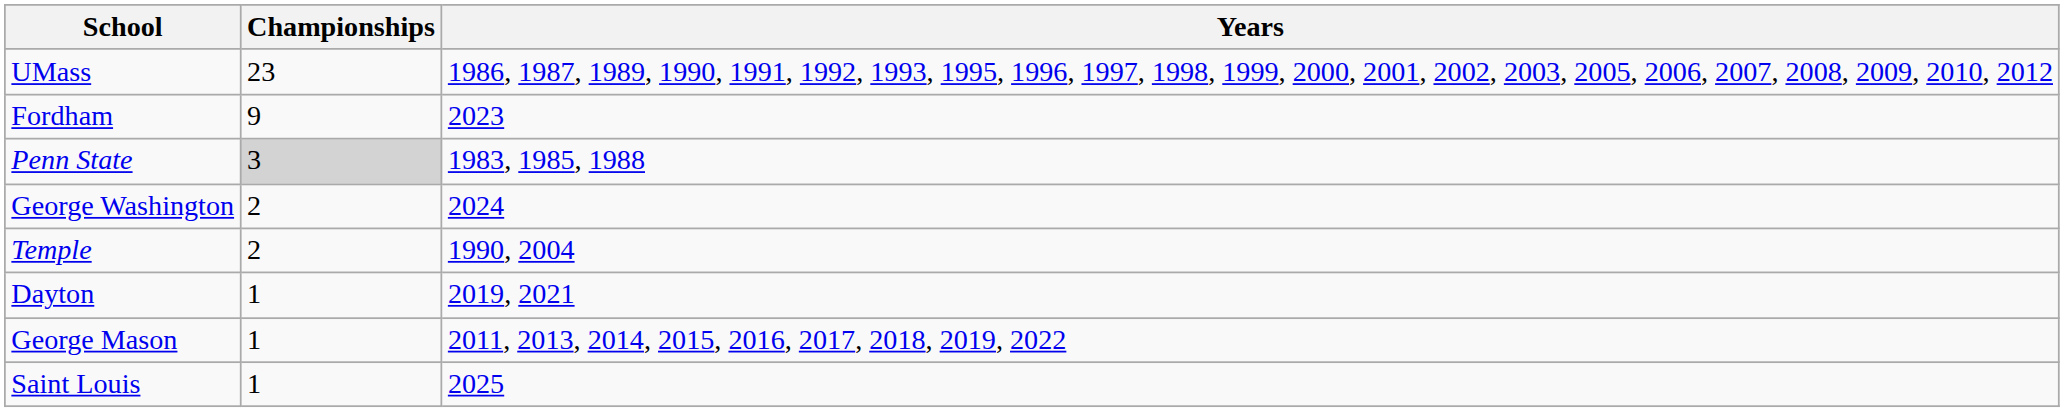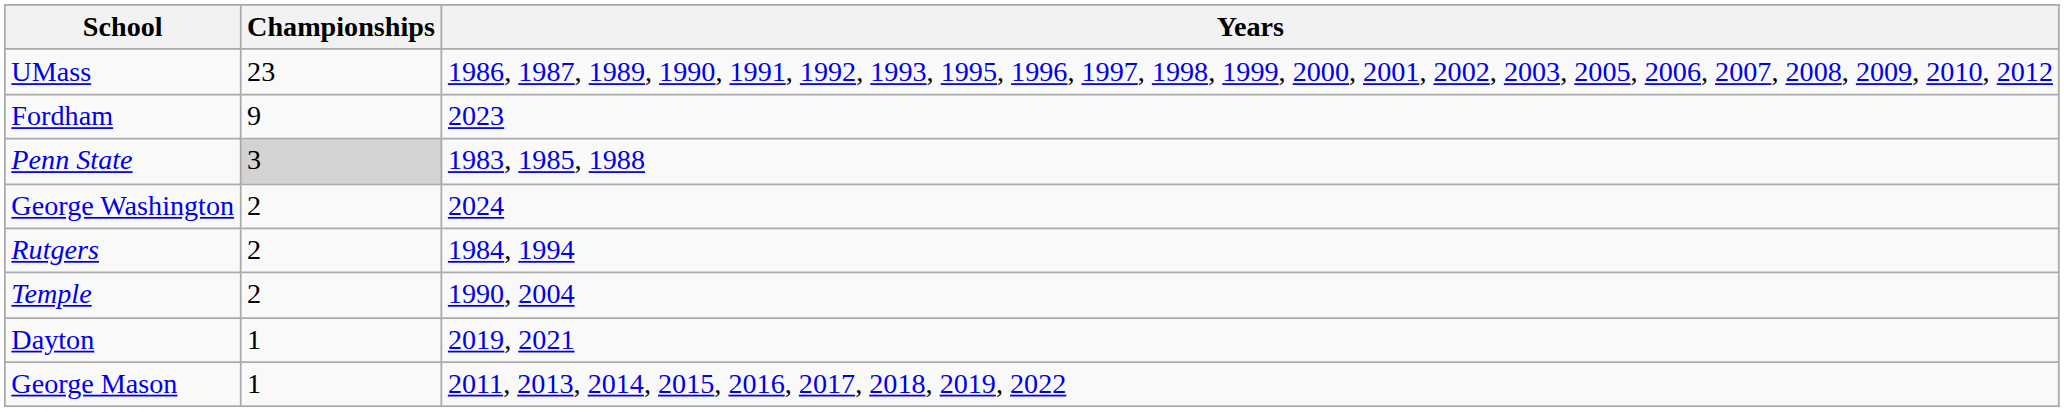+ row: (55, 250)
- row: (76, 384)
